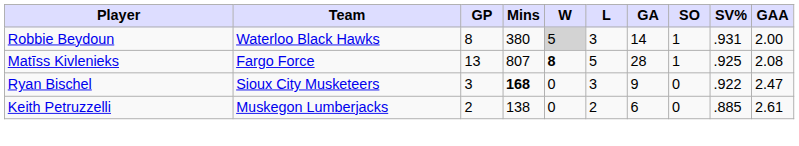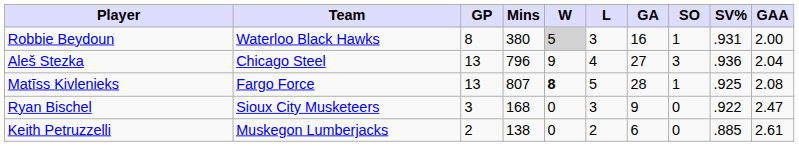(639, 38) 14 -> (639, 38) 16
+ row: (46, 61)
(518, 84) bold -> (518, 107) normal
